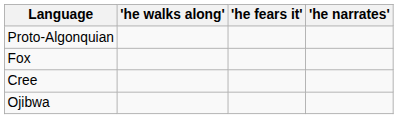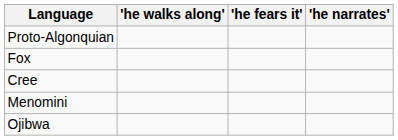+ row: (37, 102)
